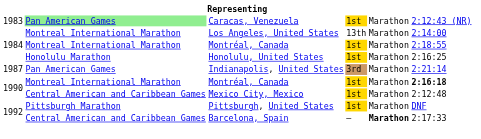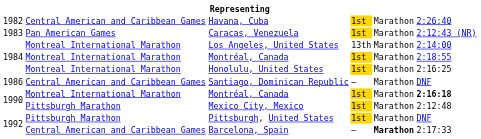+ row: (13, 21)
(71, 21) lightgreen background -> (71, 33) no background
(68, 57) Honolulu Marathon -> (103, 70) Montreal International Marathon
+ row: (13, 82)
- row: (13, 70)
(116, 94) Central American and Caribbean Games -> (73, 106) Pittsburgh Marathon
